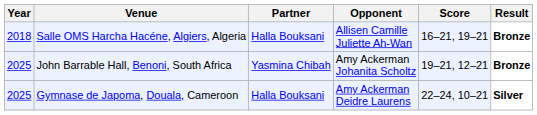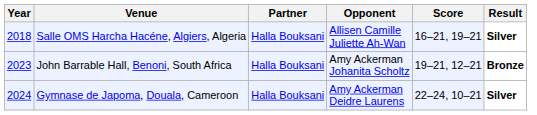(512, 37) Bronze -> (502, 37) Silver
(19, 66) 2025 -> (19, 66) 2023
(291, 66) Yasmina Chibah -> (288, 66) Halla Bouksani
(19, 96) 2025 -> (19, 96) 2024
